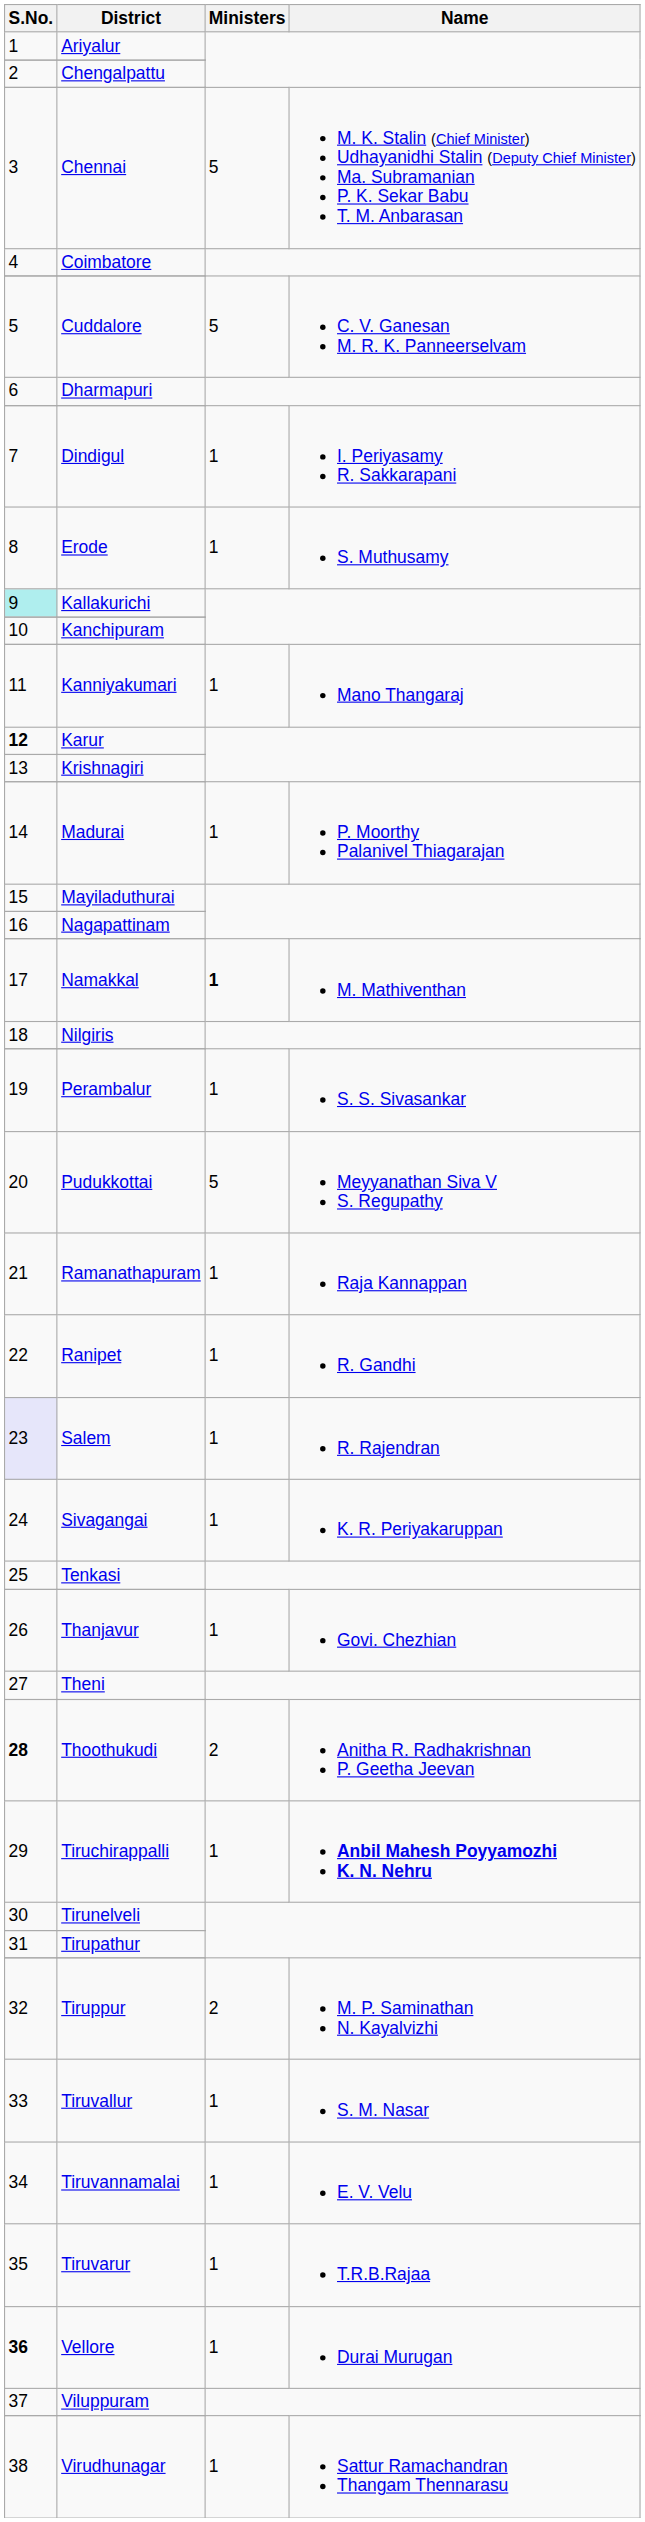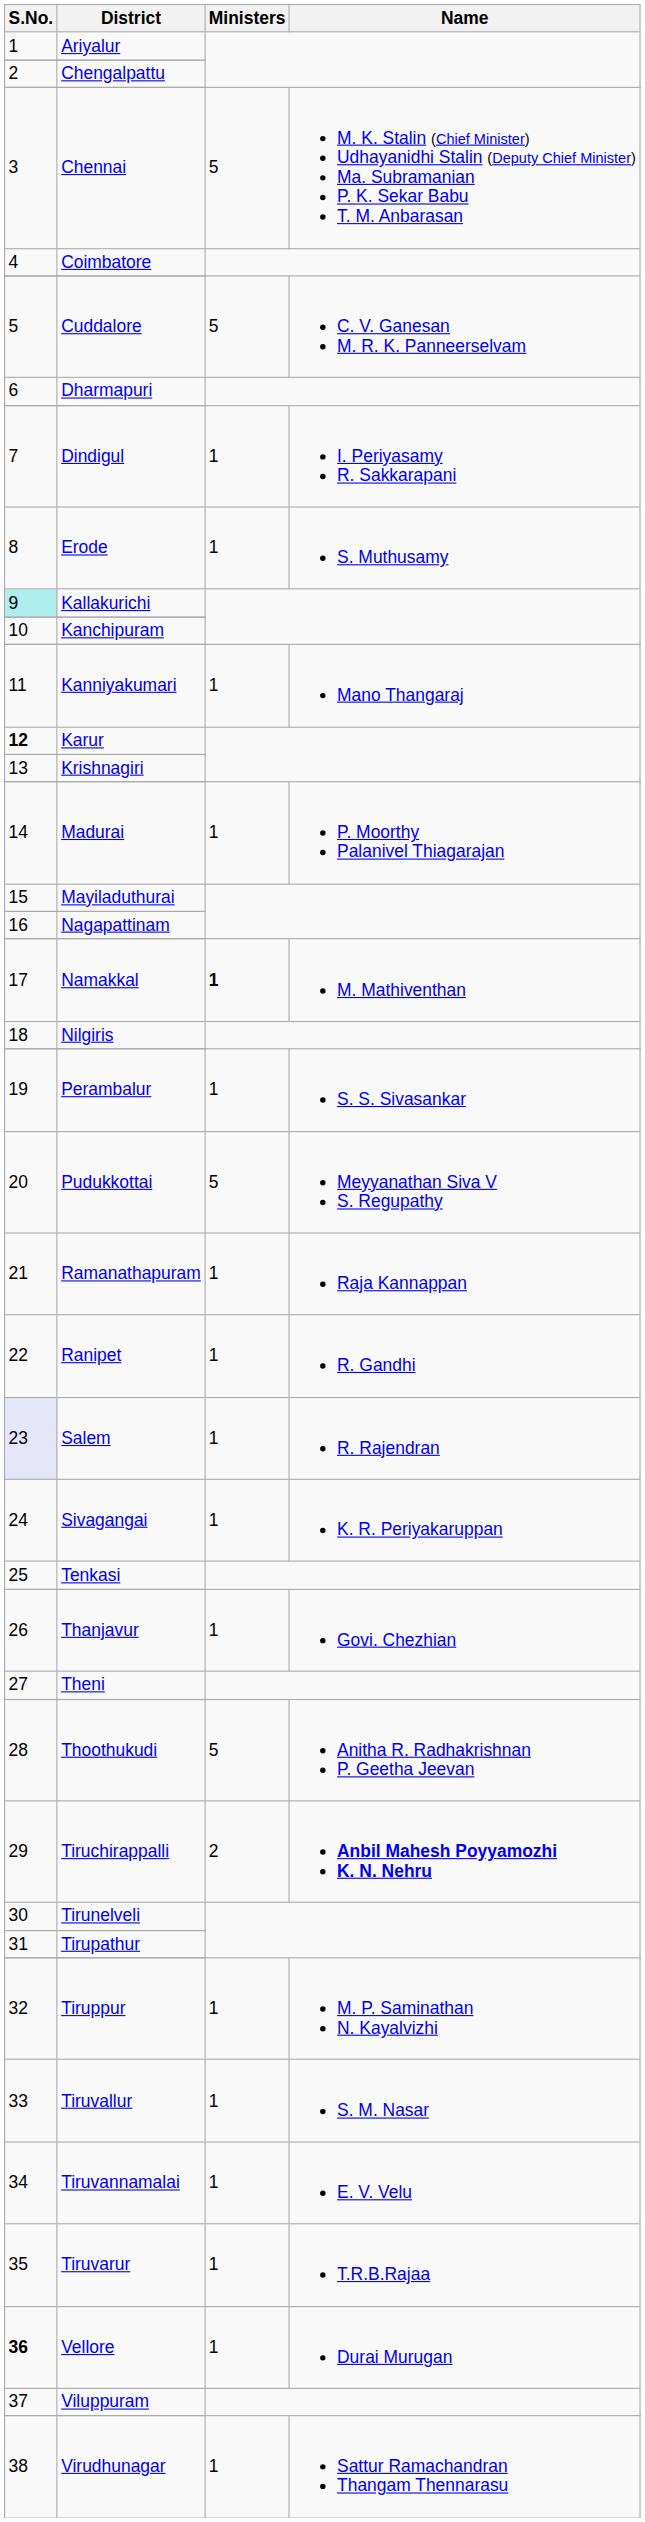(18, 1749) bold -> (18, 1749) normal
(214, 1749) 2 -> (214, 1749) 5
(214, 1851) 1 -> (214, 1851) 2
(214, 2008) 2 -> (214, 2008) 1
